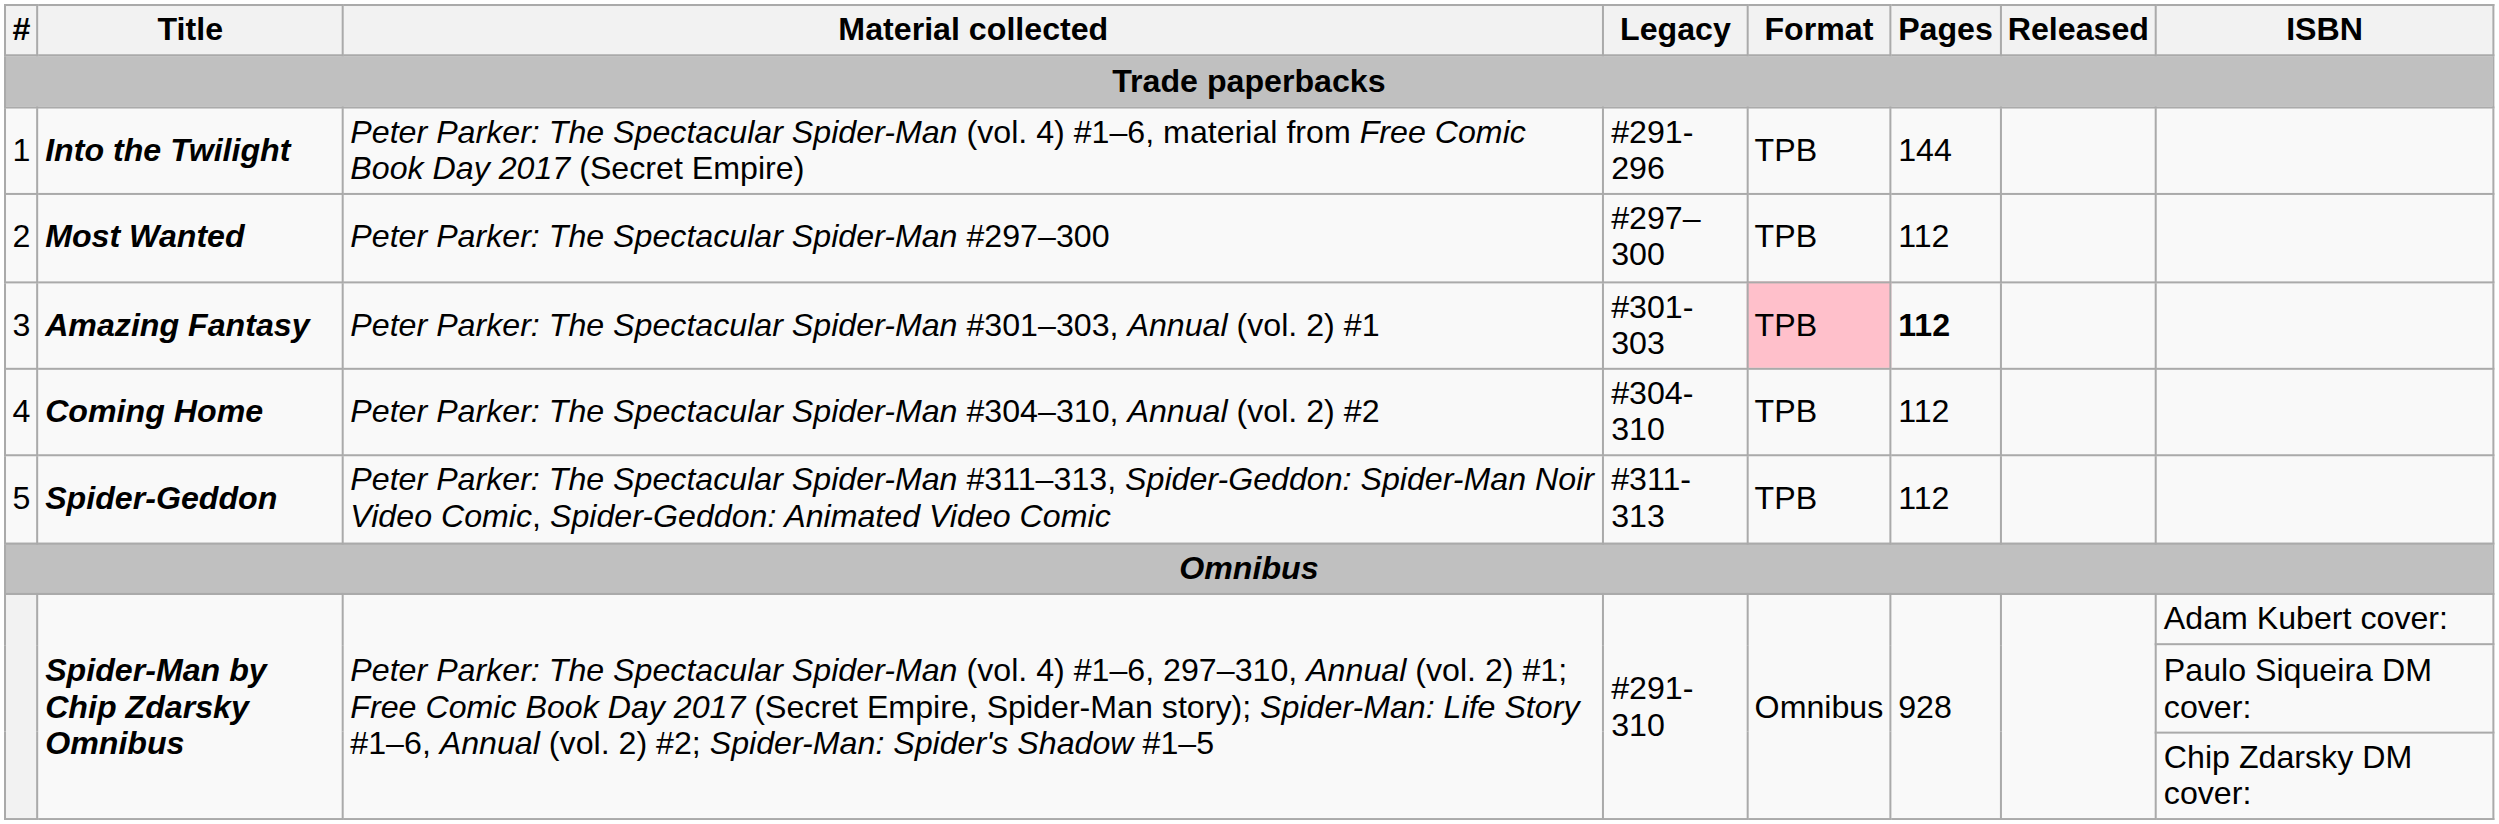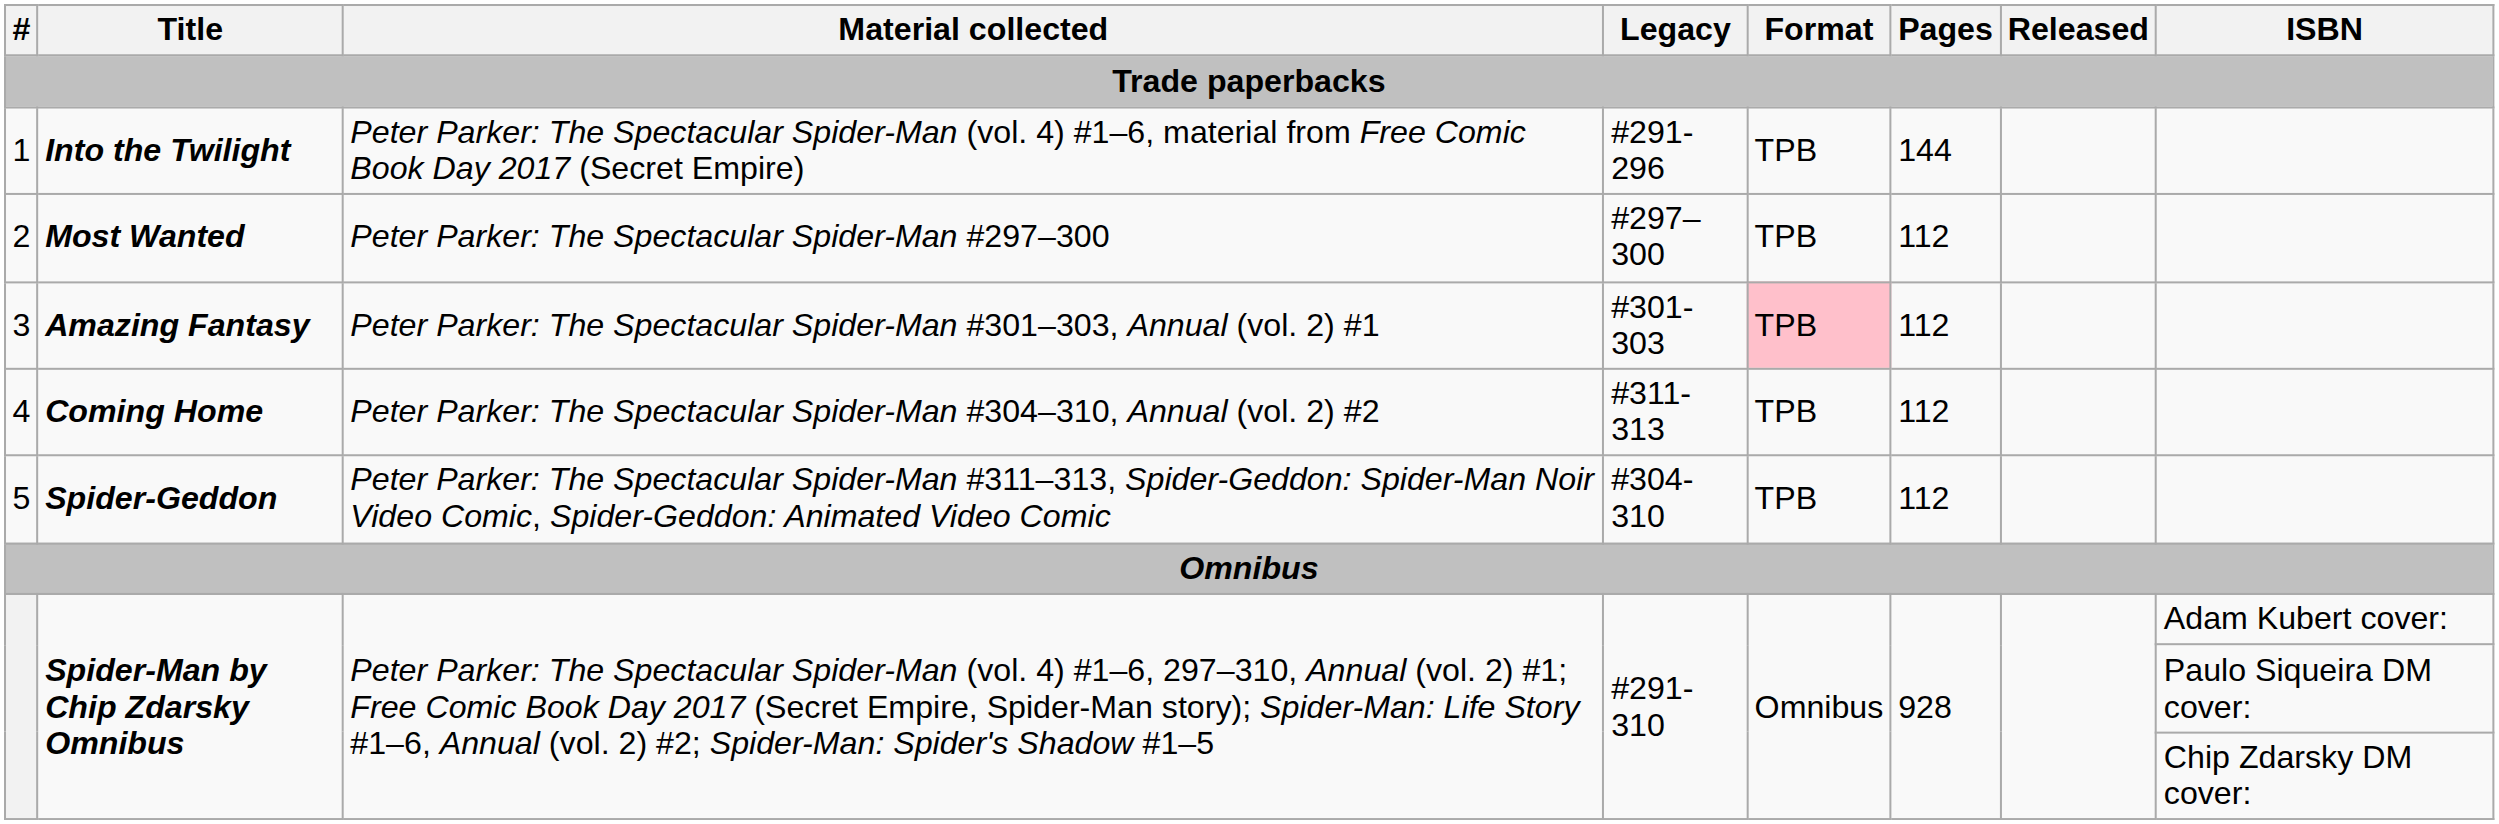(1924, 324) bold -> (1924, 324) normal
(1652, 411) #304-310 -> (1651, 411) #311-313
(1651, 498) #311-313 -> (1652, 498) #304-310
